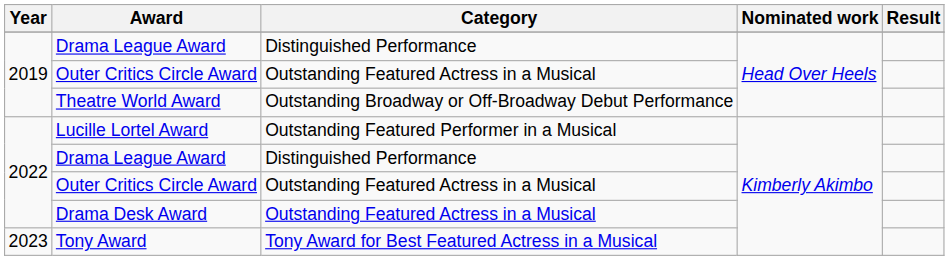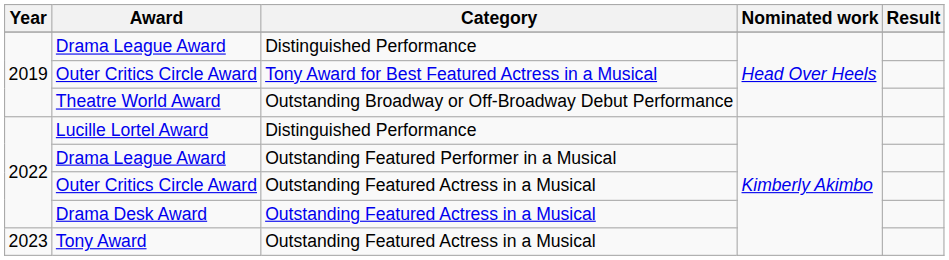(430, 74) Outstanding Featured Actress in a Musical -> (461, 74) Tony Award for Best Featured Actress in a Musical
(441, 130) Outstanding Featured Performer in a Musical -> (371, 130) Distinguished Performance
(371, 158) Distinguished Performance -> (441, 158) Outstanding Featured Performer in a Musical
(461, 241) Tony Award for Best Featured Actress in a Musical -> (430, 241) Outstanding Featured Actress in a Musical
